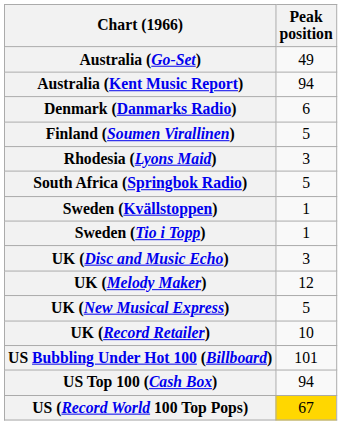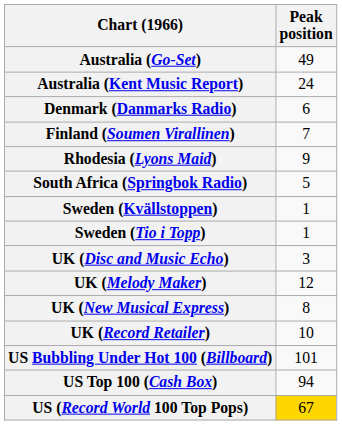(306, 84) 94 -> (306, 84) 24
(306, 134) 5 -> (306, 134) 7
(306, 158) 3 -> (306, 158) 9
(306, 308) 5 -> (306, 308) 8
